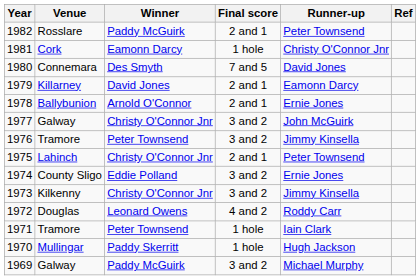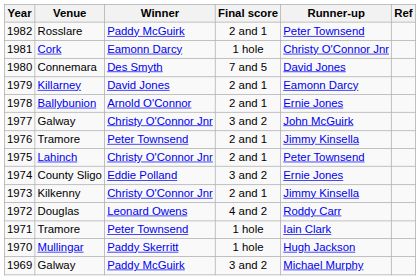(248, 139) 3 and 2 -> (248, 139) 2 and 1
(248, 193) 3 and 2 -> (248, 193) 2 and 1
